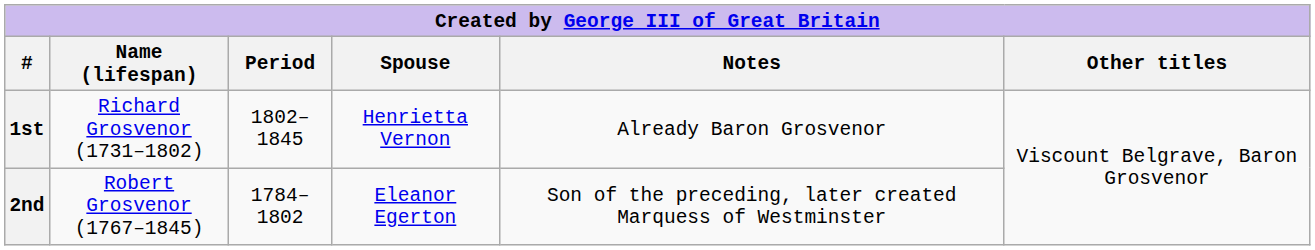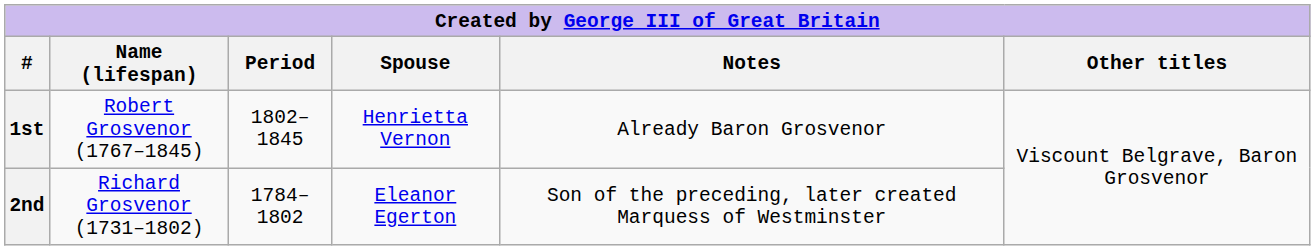(139, 129) Richard Grosvenor (1731–1802) -> (139, 129) Robert Grosvenor (1767–1845)
(139, 206) Robert Grosvenor (1767–1845) -> (139, 206) Richard Grosvenor (1731–1802)
